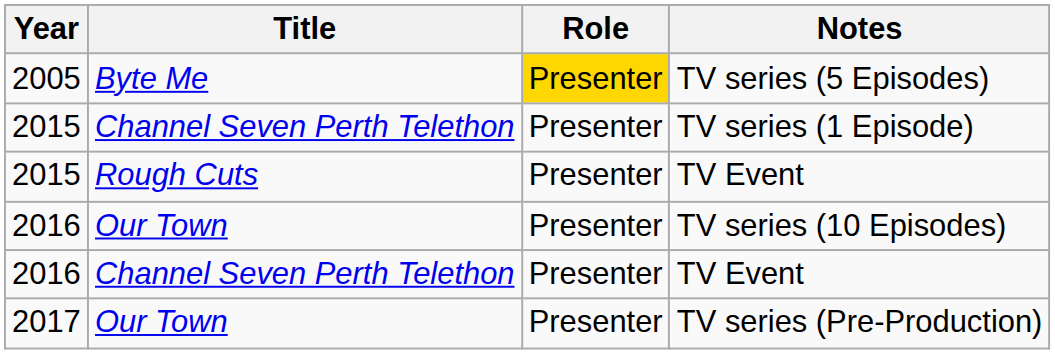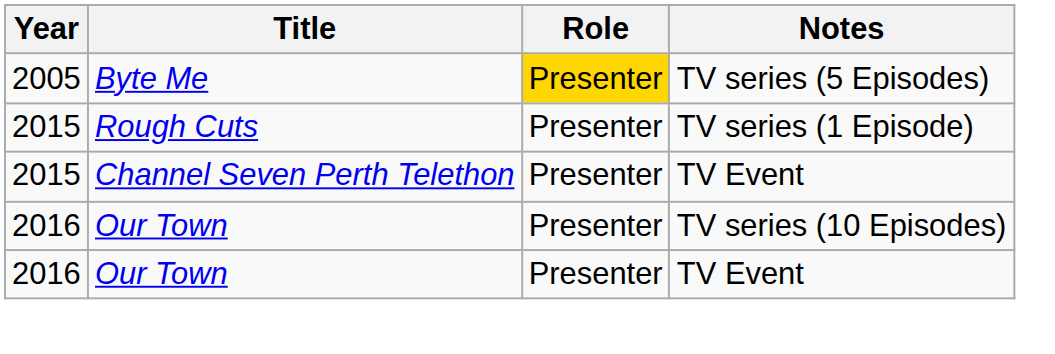(305, 126) Channel Seven Perth Telethon -> (177, 126) Rough Cuts
(177, 175) Rough Cuts -> (305, 175) Channel Seven Perth Telethon
(305, 273) Channel Seven Perth Telethon -> (161, 273) Our Town
- row: (46, 322)
